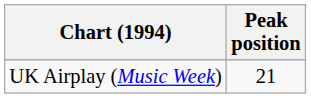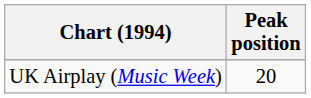(266, 76) 21 -> (266, 76) 20
